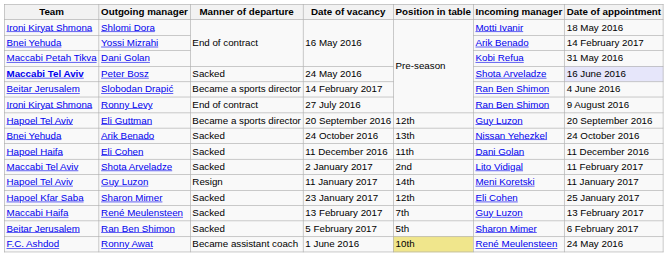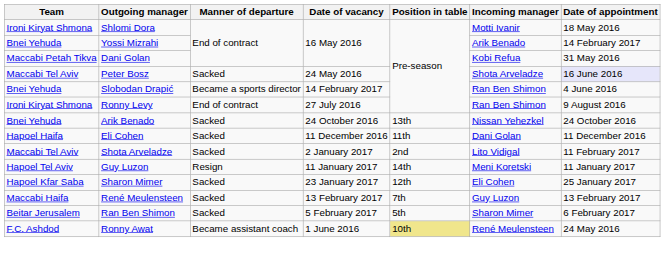(45, 74) bold -> (42, 74) normal
(43, 89) Beitar Jerusalem -> (34, 89) Bnei Yehuda
- row: (127, 120)
